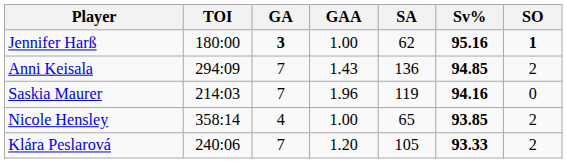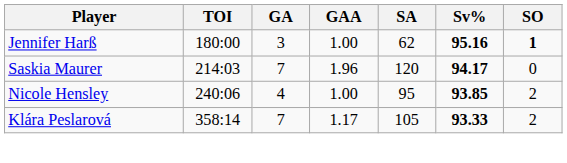(281, 42) bold -> (281, 42) normal
- row: (51, 68)
(407, 94) 119 -> (407, 68) 120
(470, 94) 94.16 -> (470, 68) 94.17
(218, 119) 358:14 -> (218, 94) 240:06
(407, 119) 65 -> (407, 94) 95
(218, 145) 240:06 -> (218, 119) 358:14
(344, 145) 1.20 -> (344, 119) 1.17
